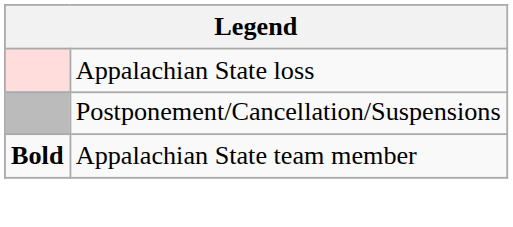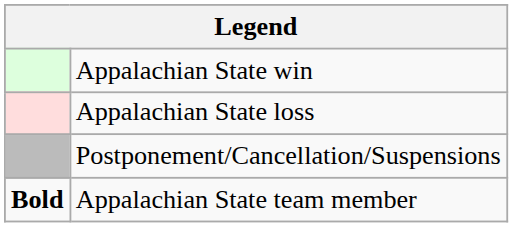+ row: (194, 69)
